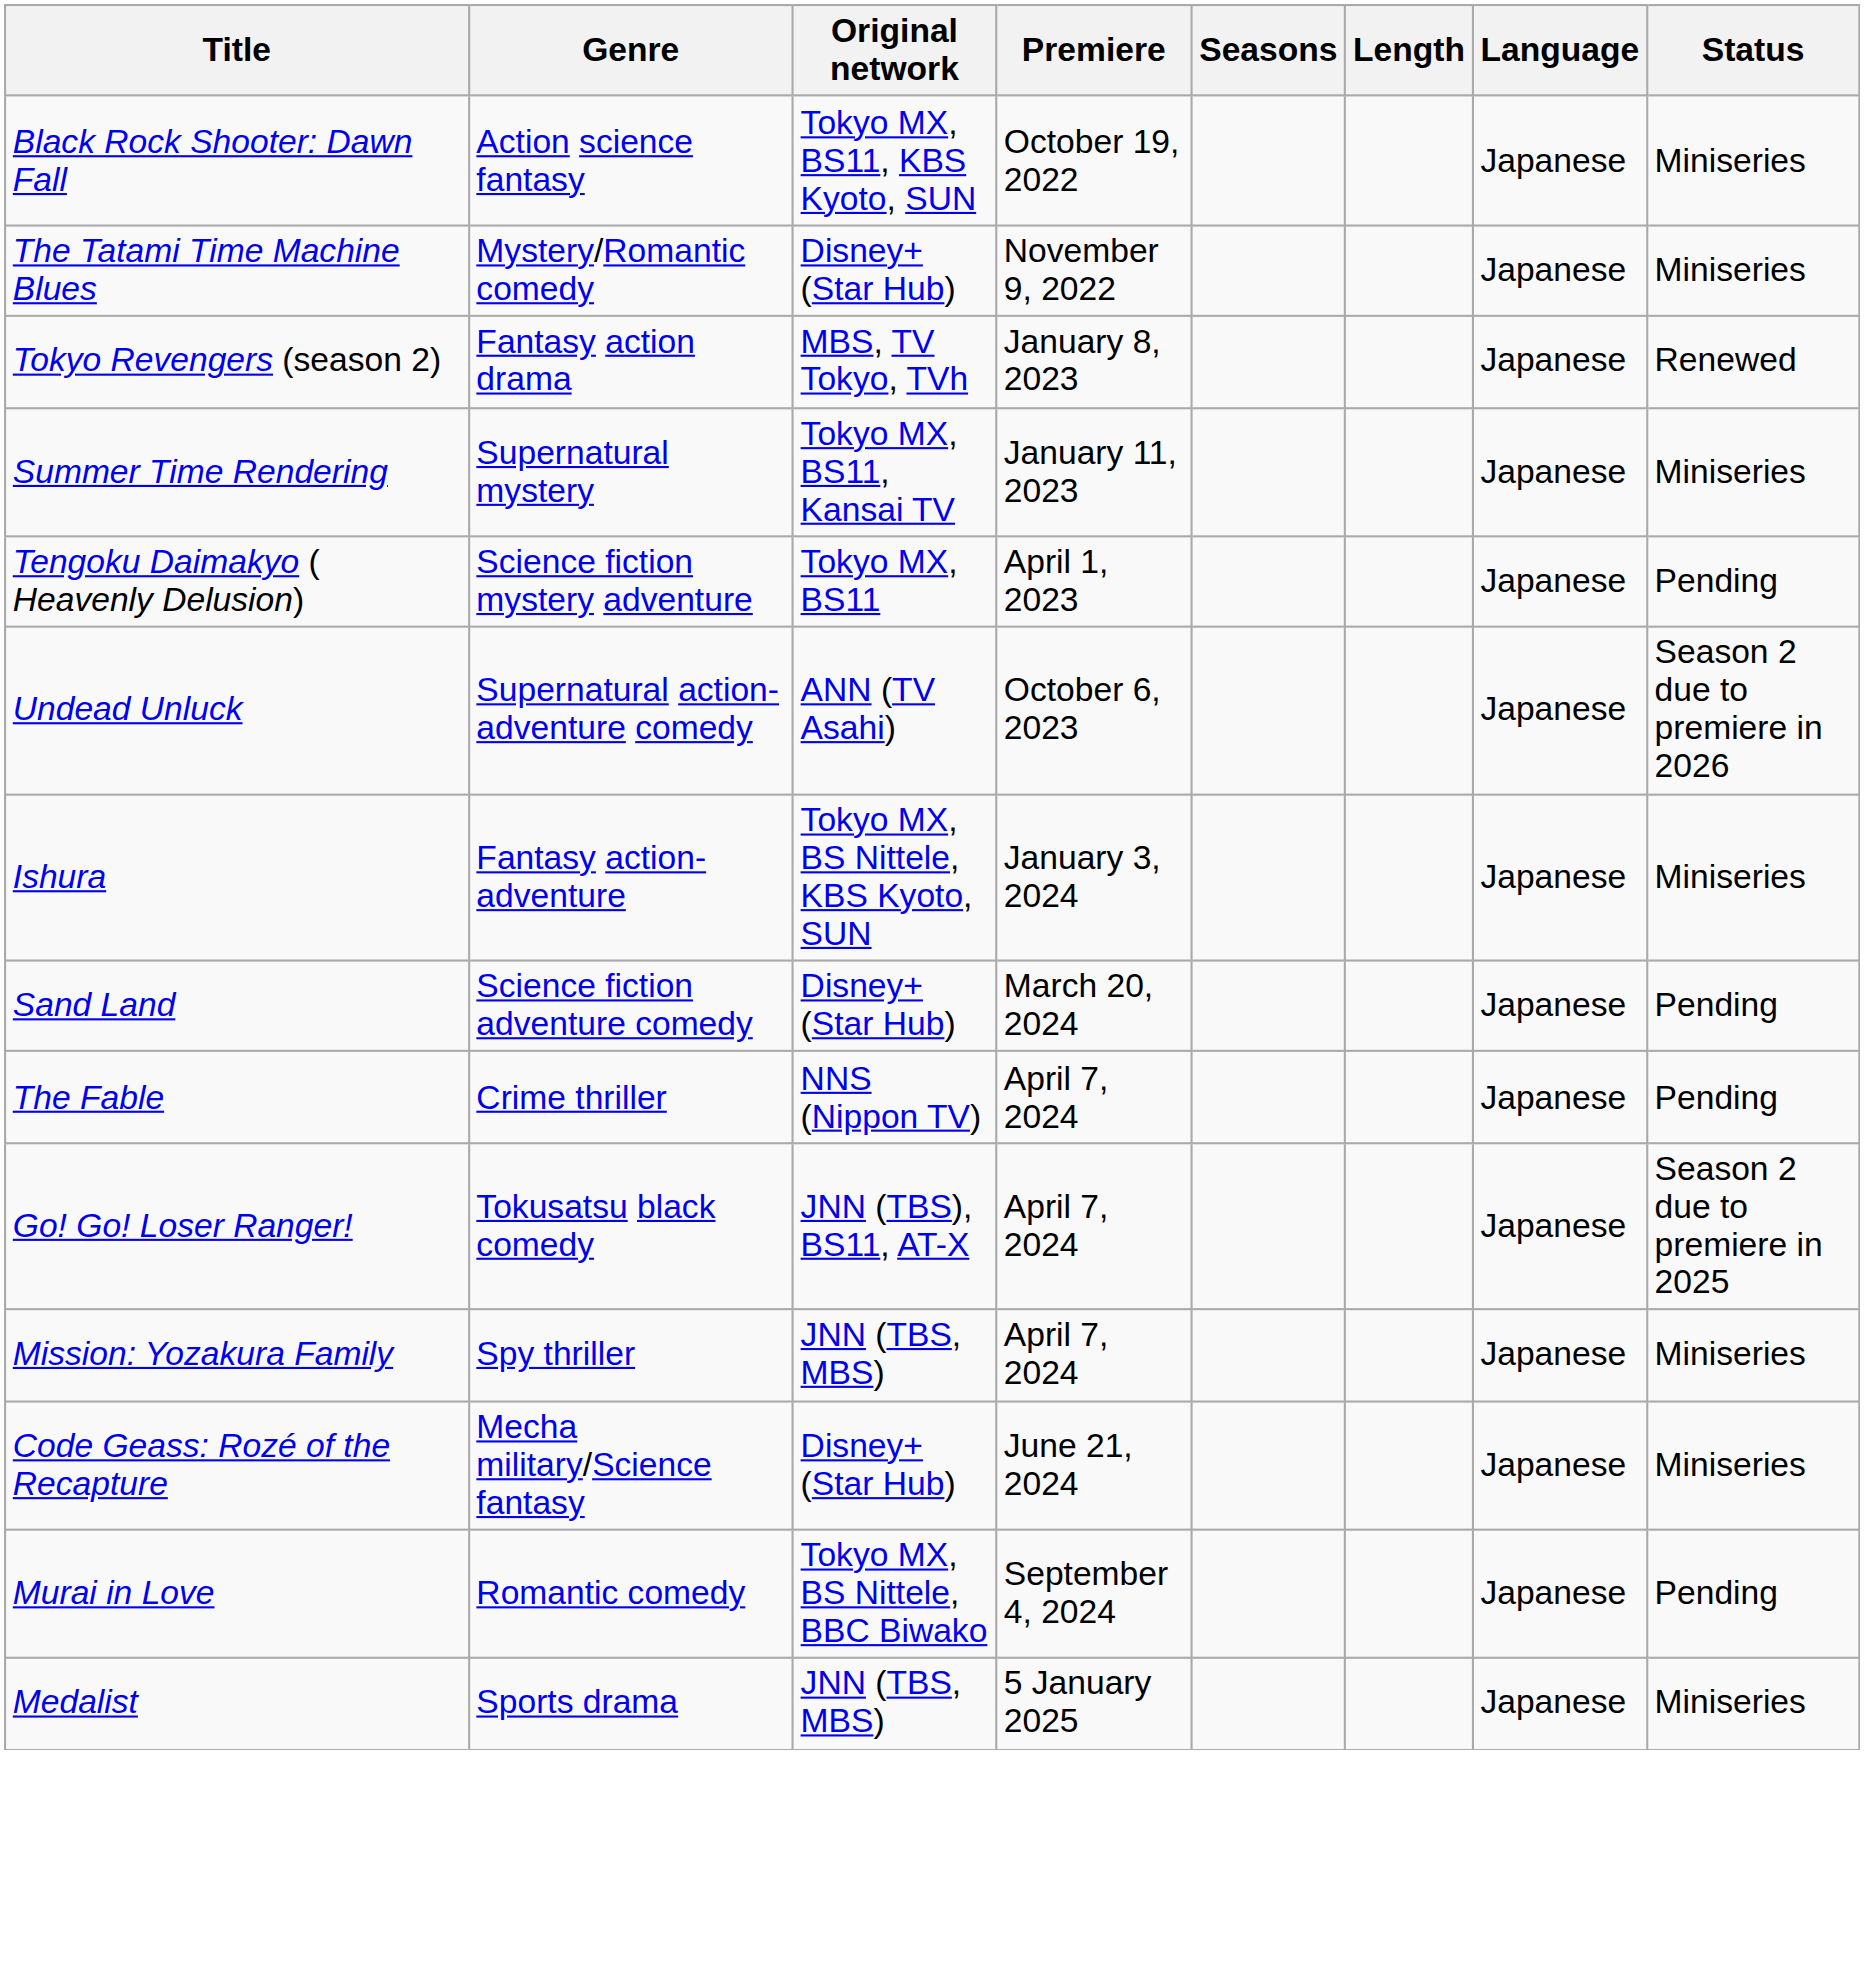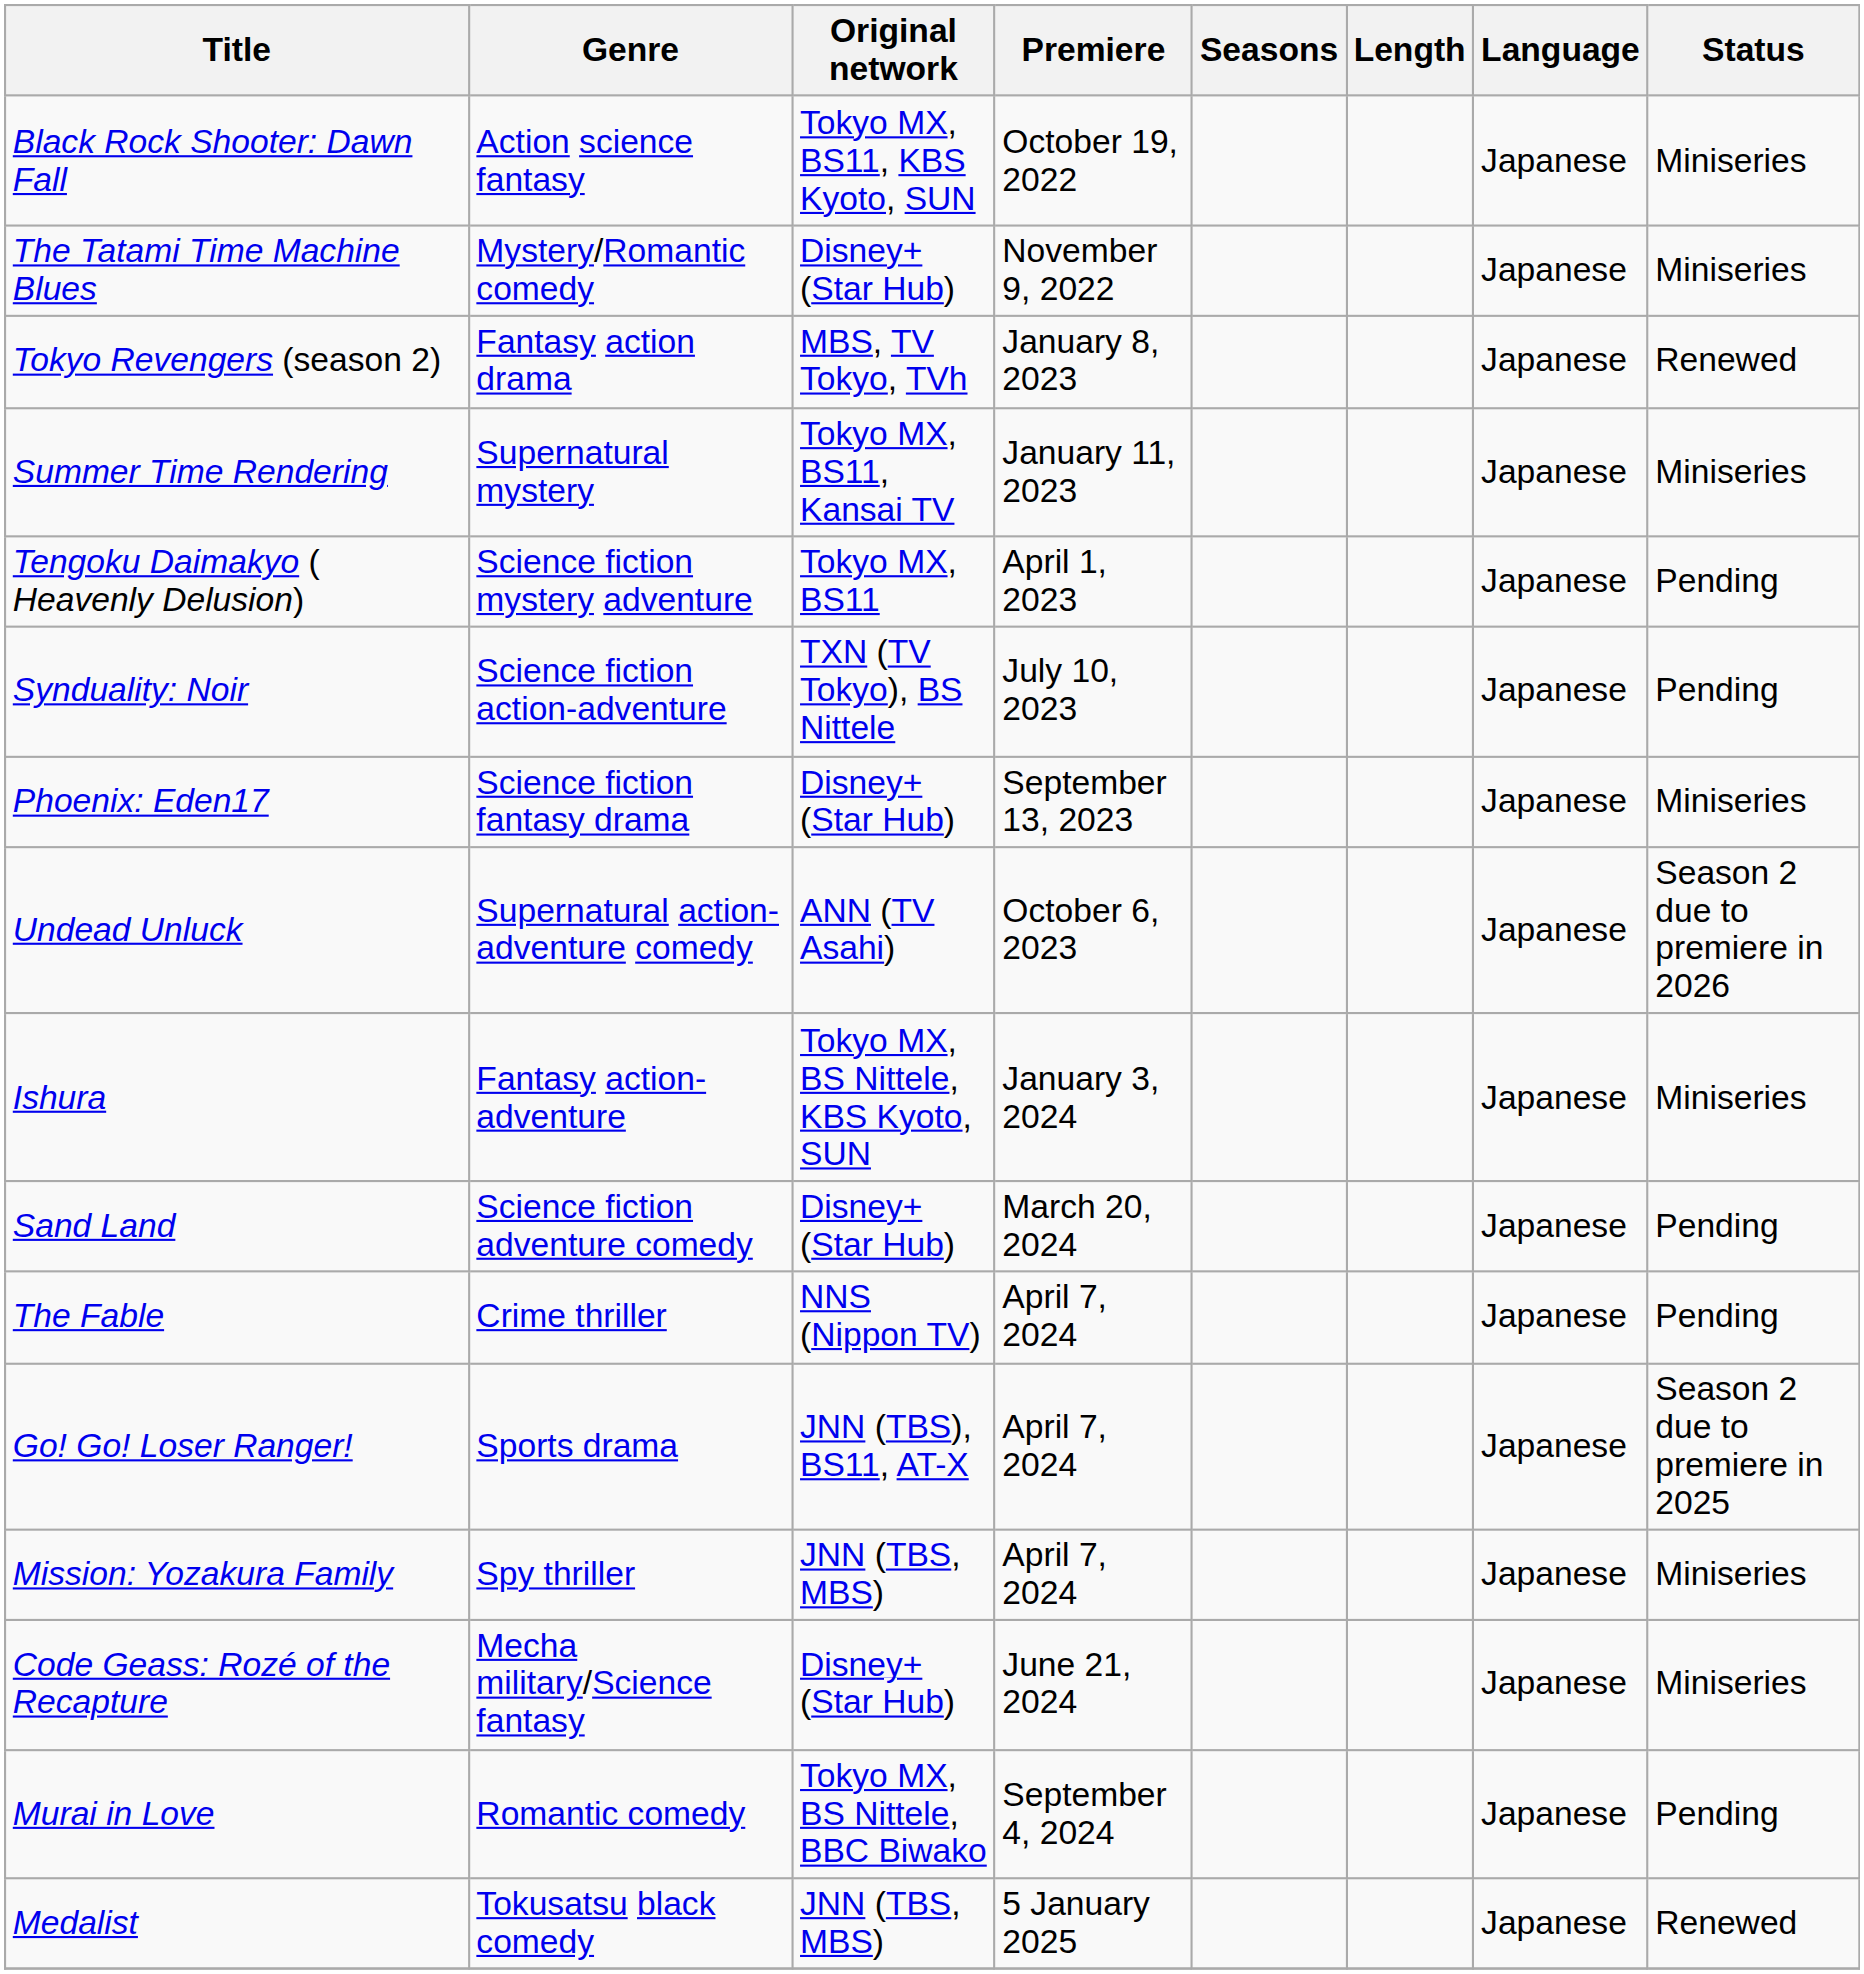+ row: (130, 691)
+ row: (141, 801)
(596, 1225) Tokusatsu black comedy -> (577, 1445) Sports drama
(577, 1703) Sports drama -> (596, 1923) Tokusatsu black comedy
(1730, 1703) Miniseries -> (1726, 1923) Renewed
